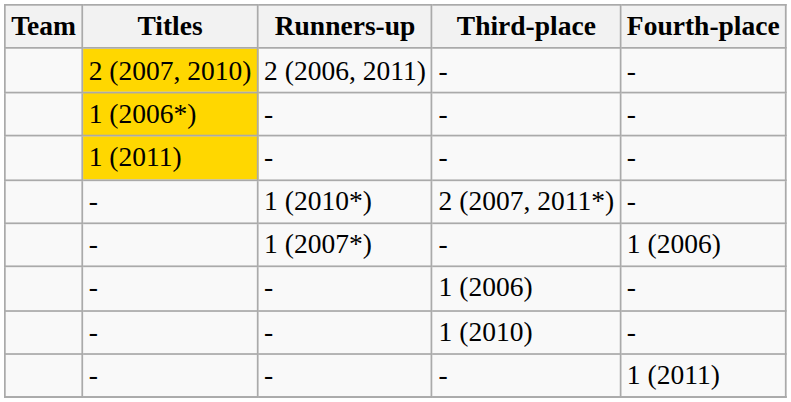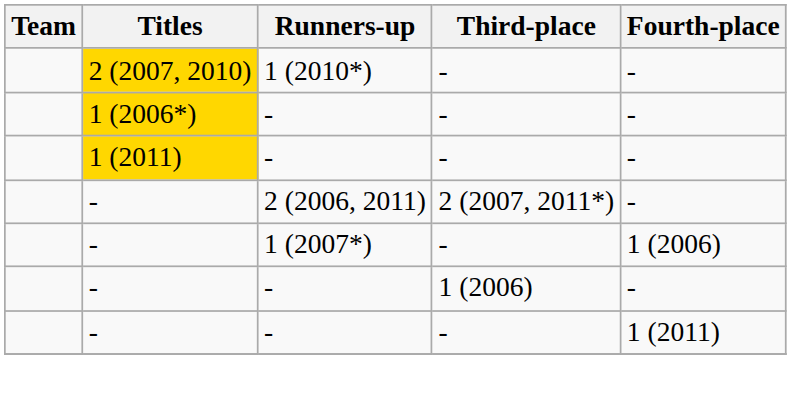(345, 69) 2 (2006, 2011) -> (318, 69) 1 (2010*)
(318, 200) 1 (2010*) -> (345, 200) 2 (2006, 2011)
- row: (93, 331)
